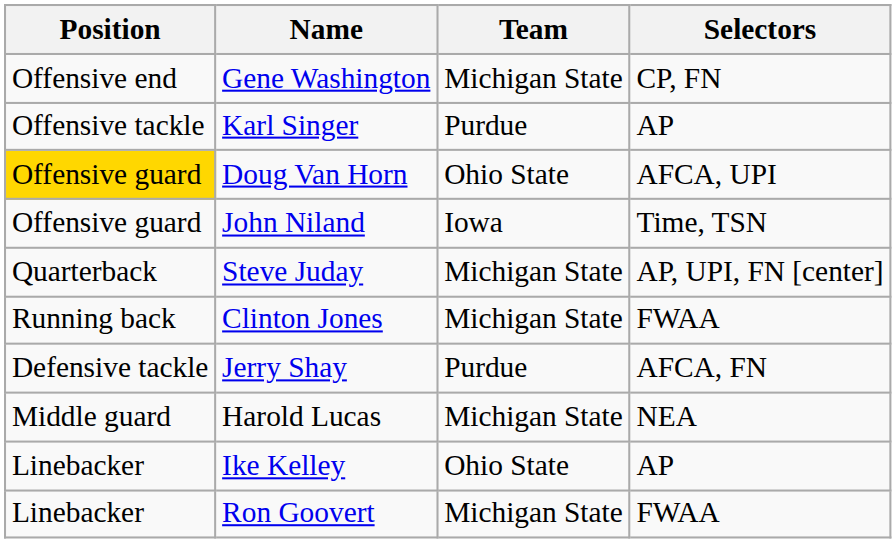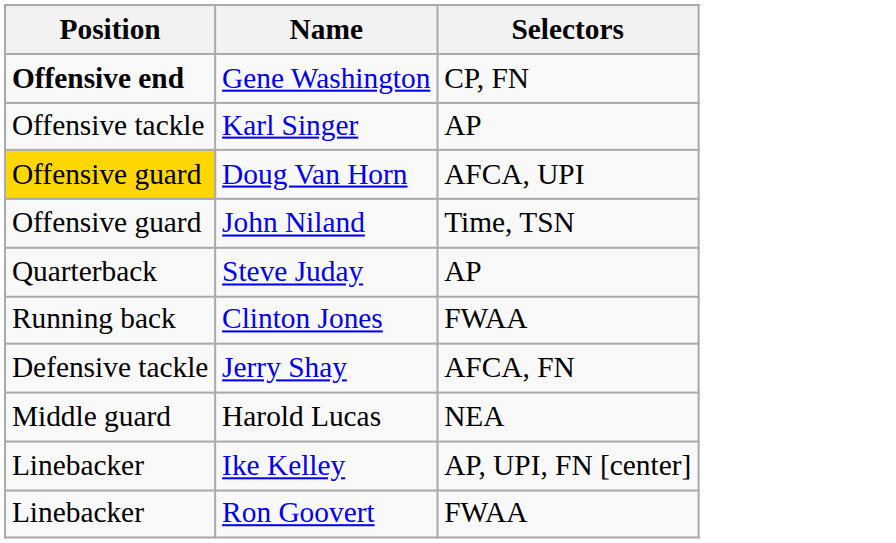- column: (533, 29)
(94, 77) normal -> (98, 77) bold
(760, 271) AP, UPI, FN [center] -> (463, 271) AP
(655, 465) AP -> (568, 465) AP, UPI, FN [center]
